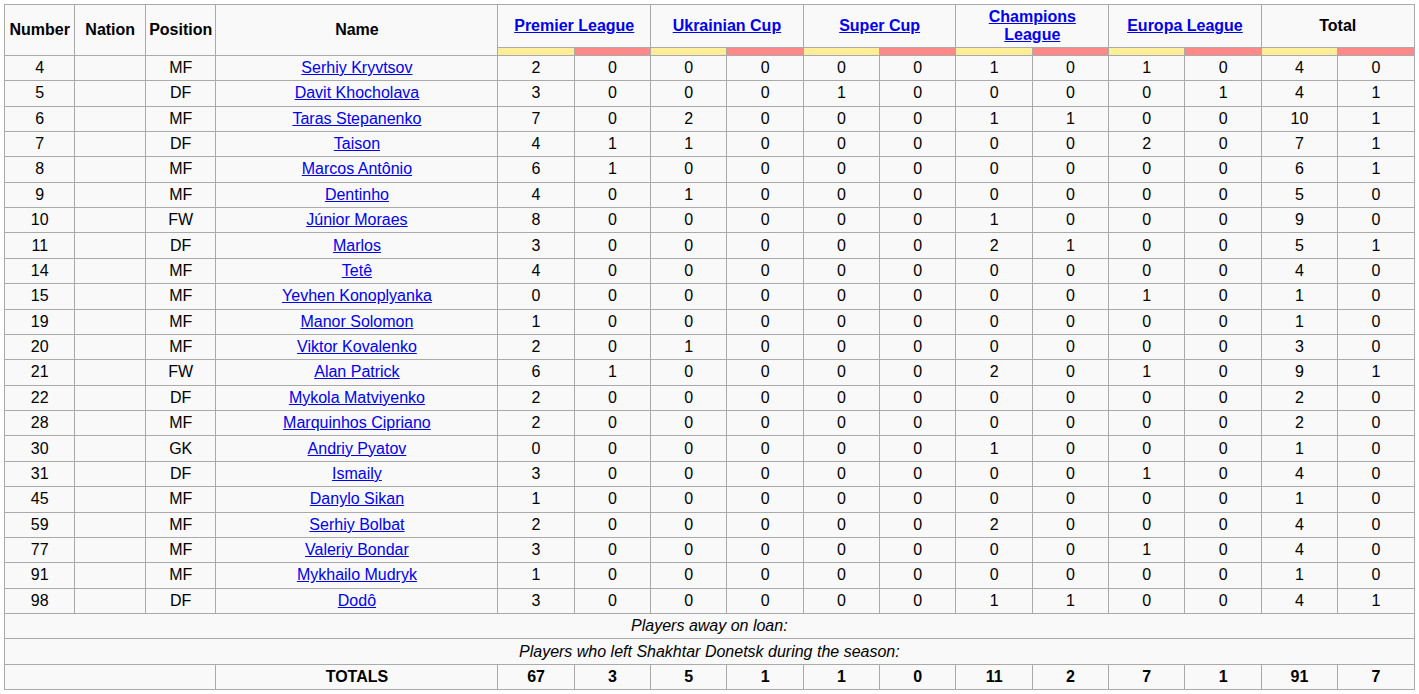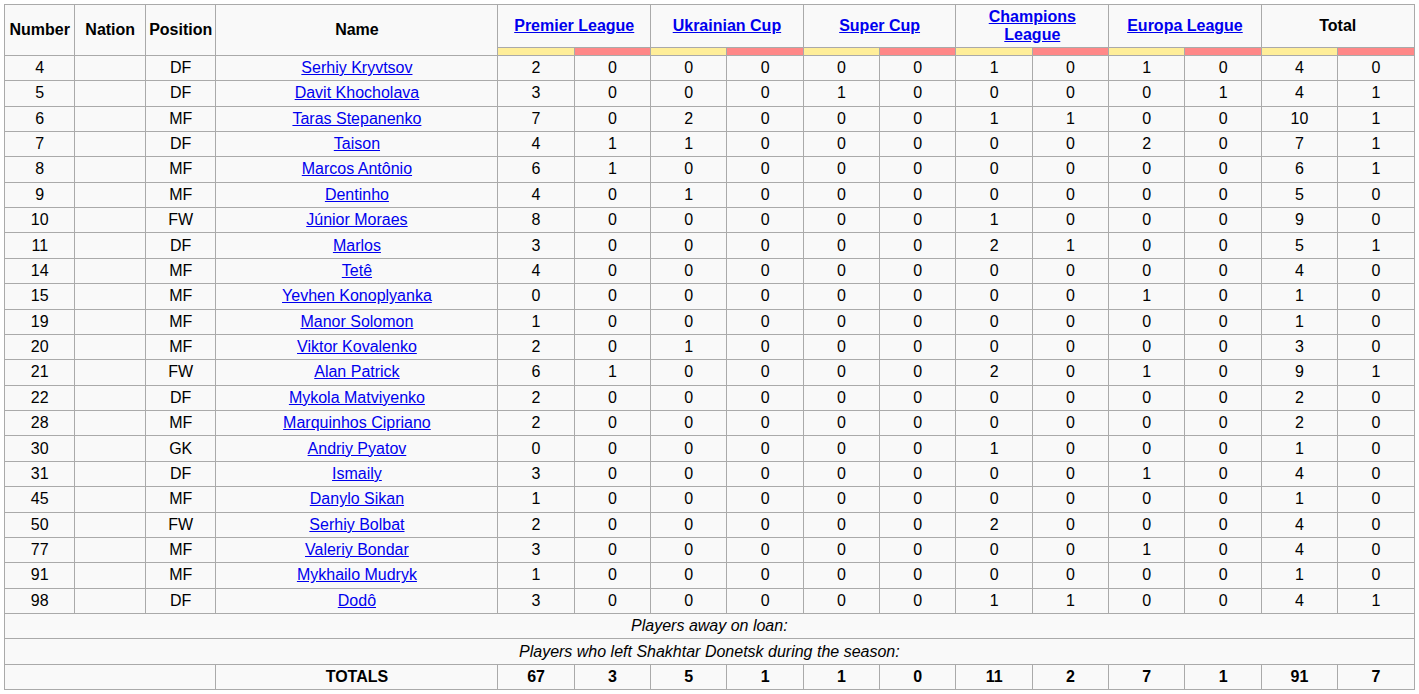(181, 67) MF -> (181, 67) DF
(40, 524) 59 -> (40, 524) 50
(181, 524) MF -> (181, 524) FW
